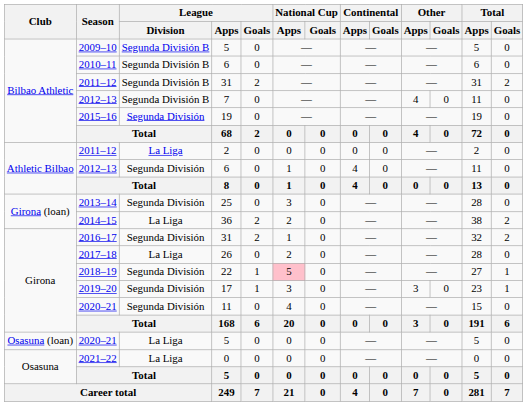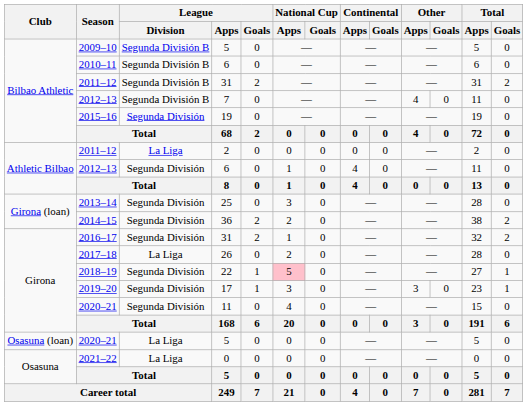(166, 220) La Liga -> (166, 220) Segunda División
